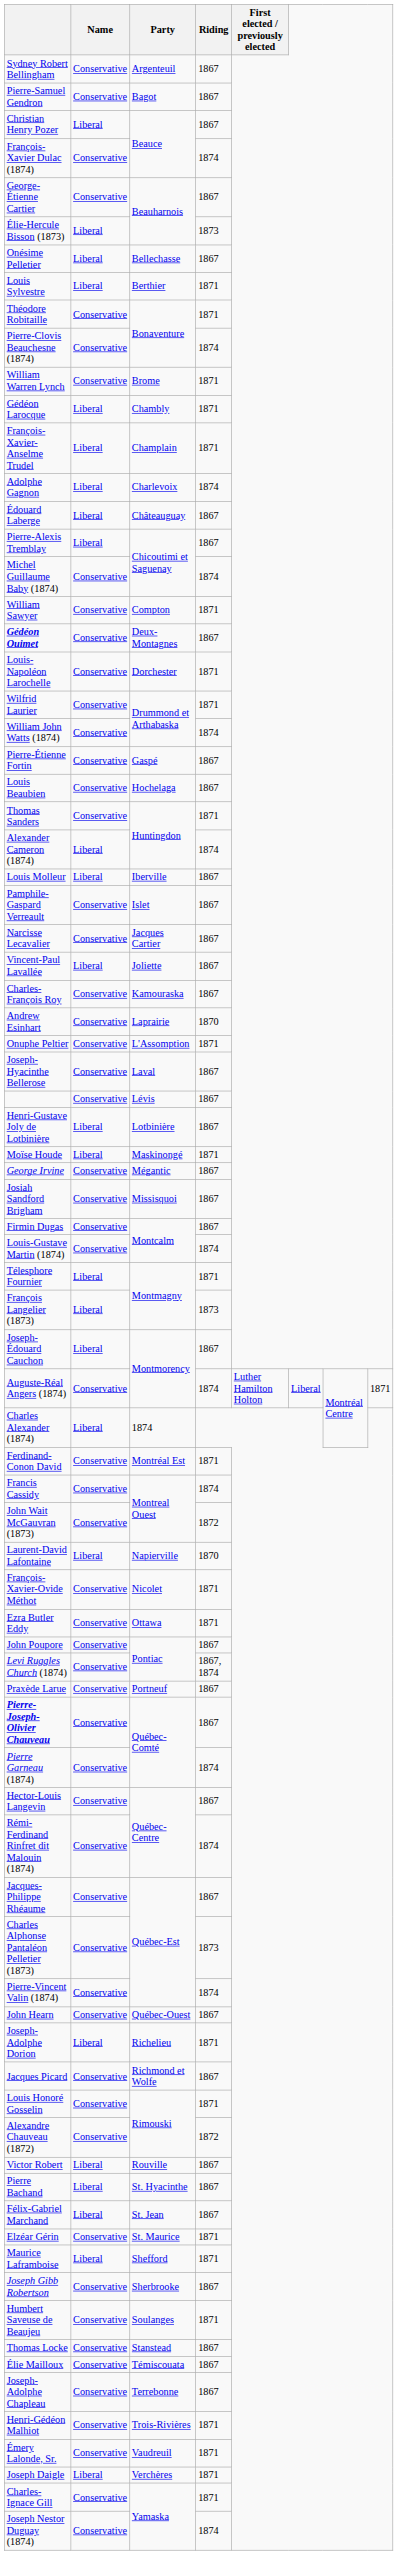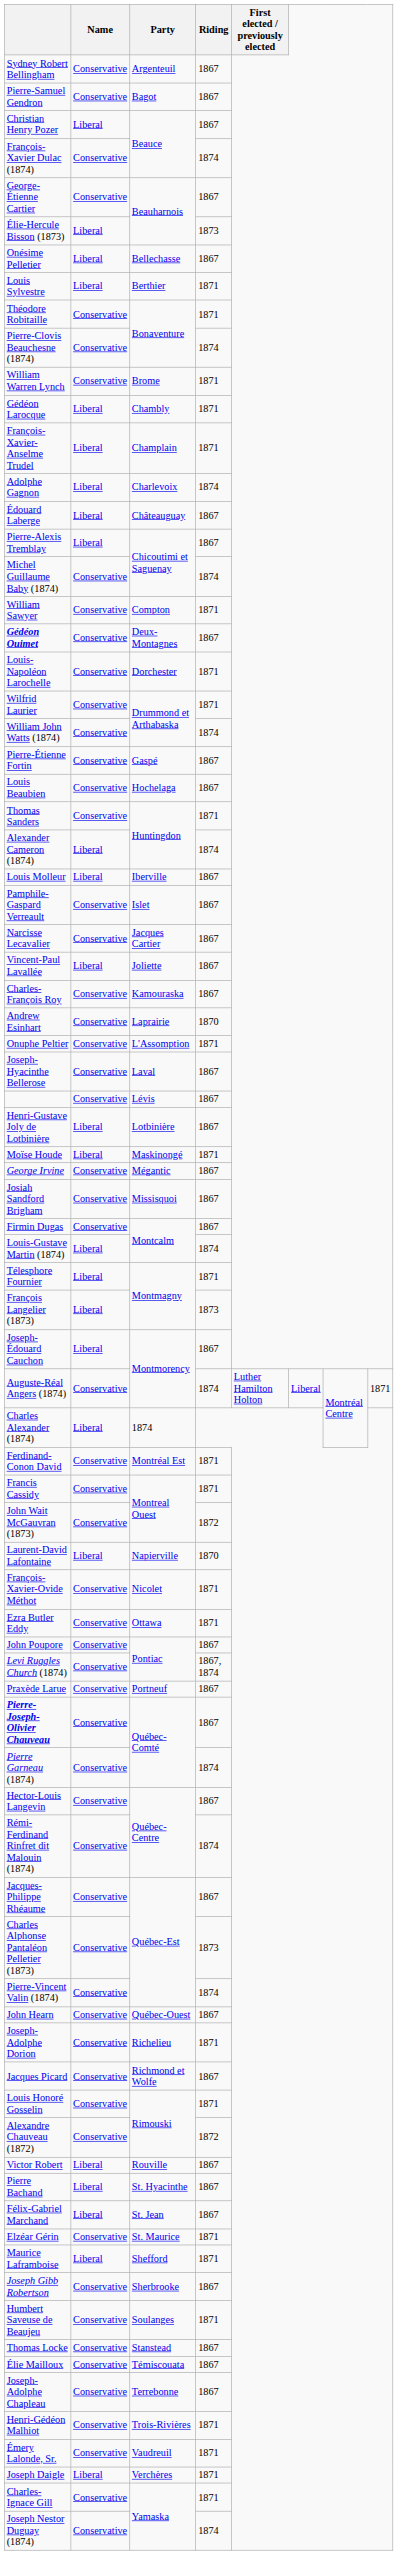(100, 1248) Conservative -> (88, 1248) Liberal
(208, 1489) 1874 -> (208, 1489) 1871
(88, 2042) Liberal -> (100, 2042) Conservative
